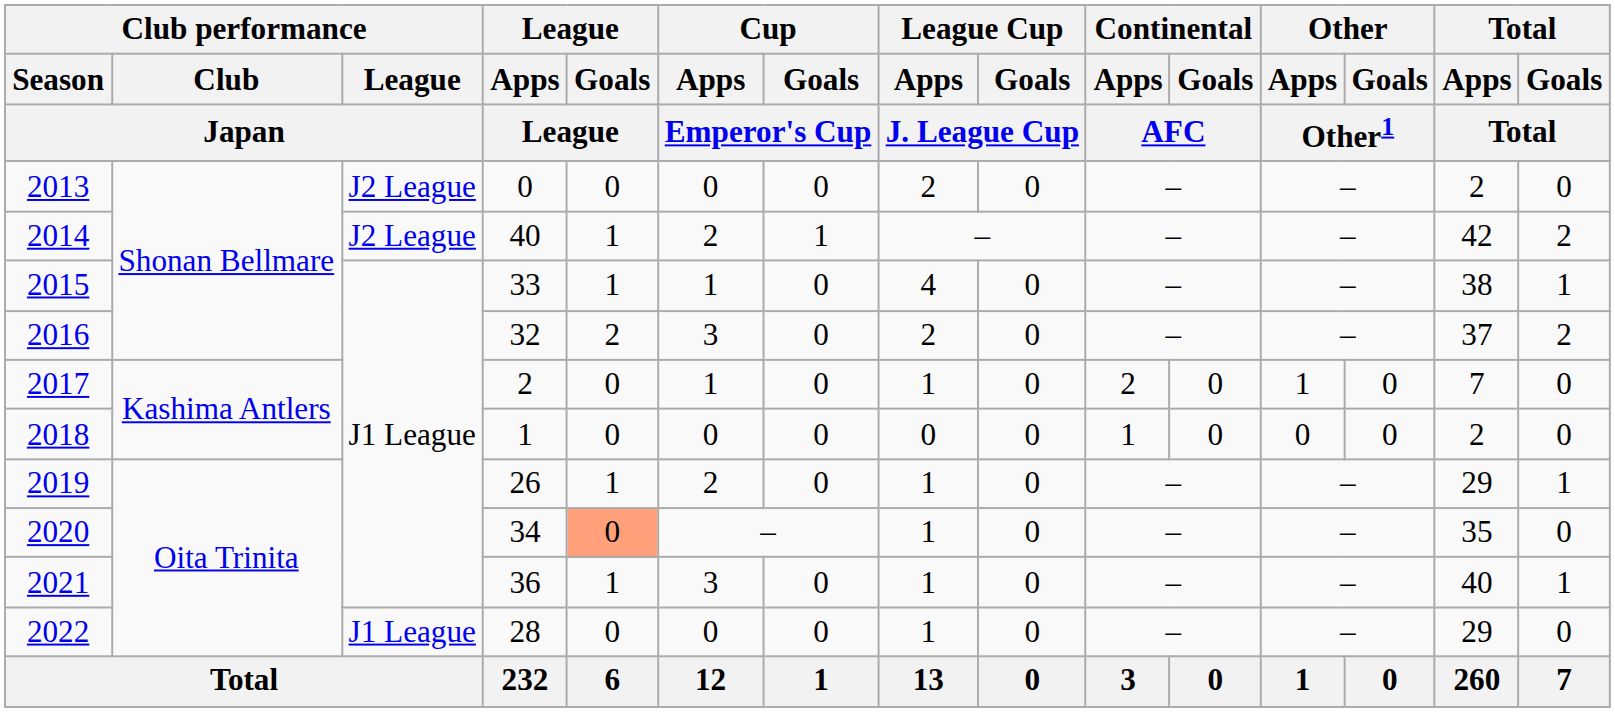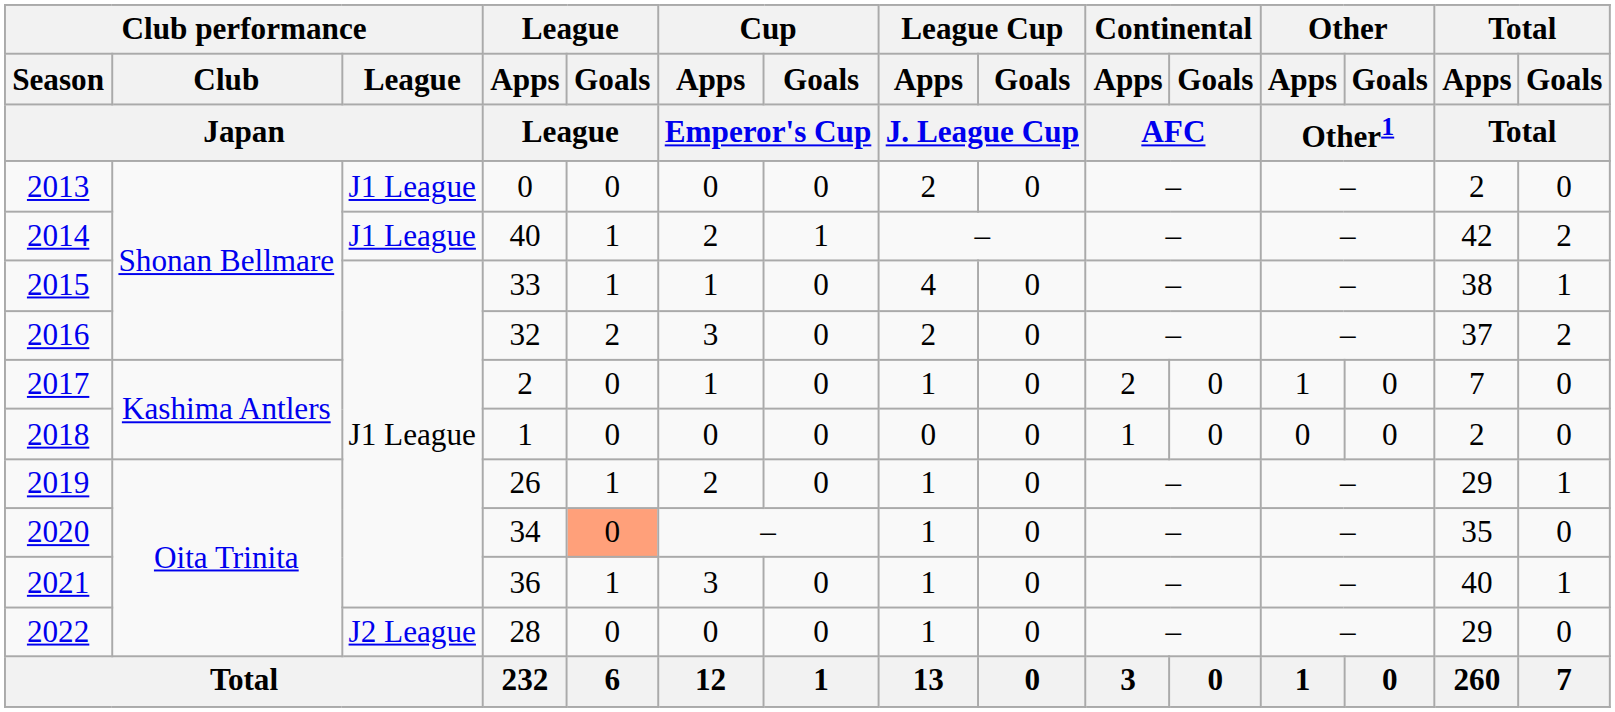(412, 186) J2 League -> (412, 186) J1 League
(412, 235) J2 League -> (412, 235) J1 League
(412, 631) J1 League -> (412, 631) J2 League
